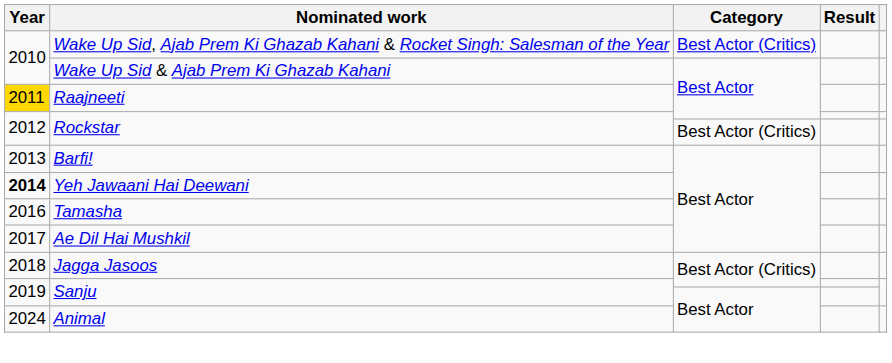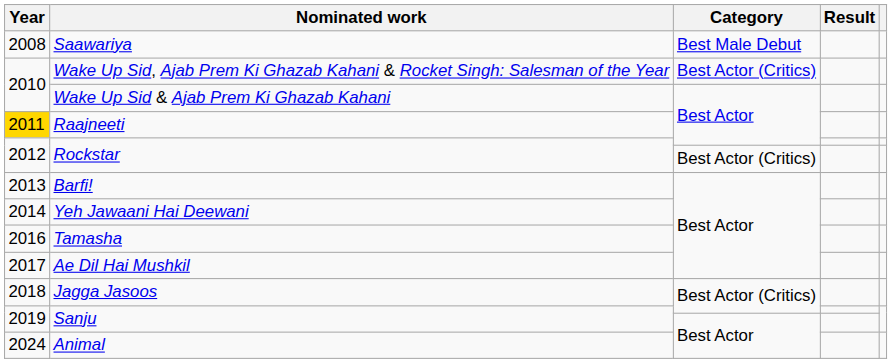+ row: (93, 44)
(27, 185) bold -> (27, 212) normal
